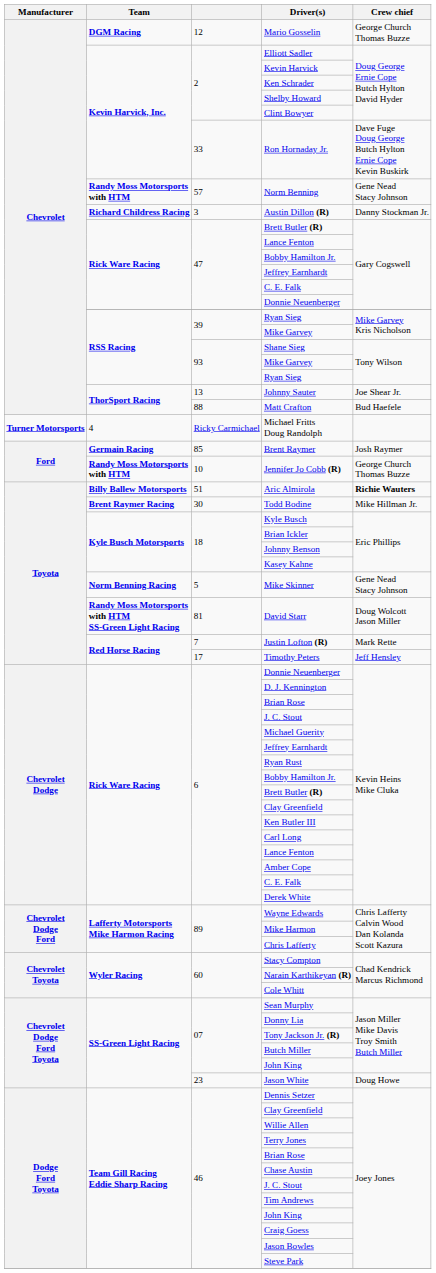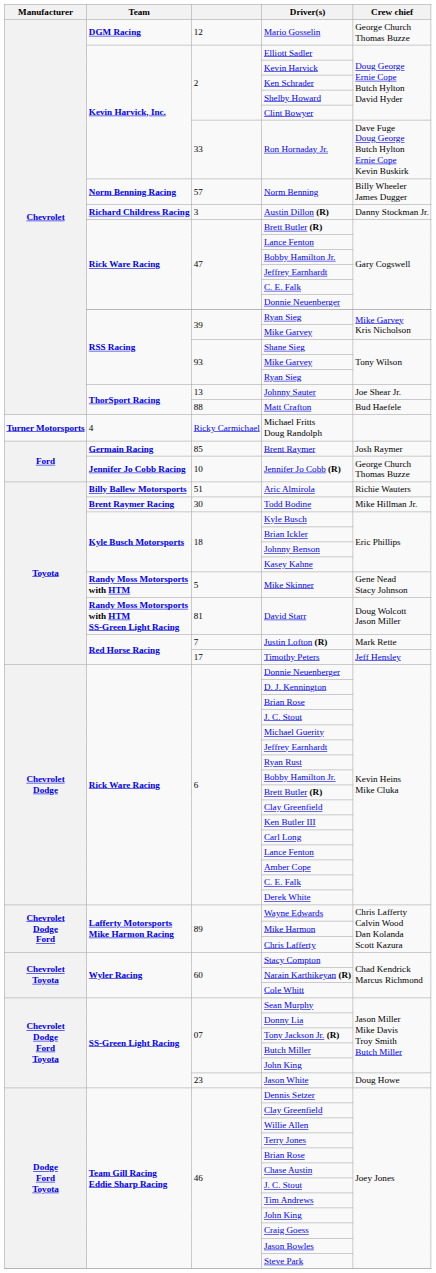(138, 191) Randy Moss Motorsports with HTM -> (132, 191) Norm Benning Racing
(381, 191) Gene Nead Stacy Johnson -> (381, 191) Billy Wheeler James Dugger
(138, 469) Randy Moss Motorsports with HTM -> (137, 469) Jennifer Jo Cobb Racing
(385, 489) bold -> (383, 489) normal
(132, 585) Norm Benning Racing -> (138, 585) Randy Moss Motorsports with HTM
